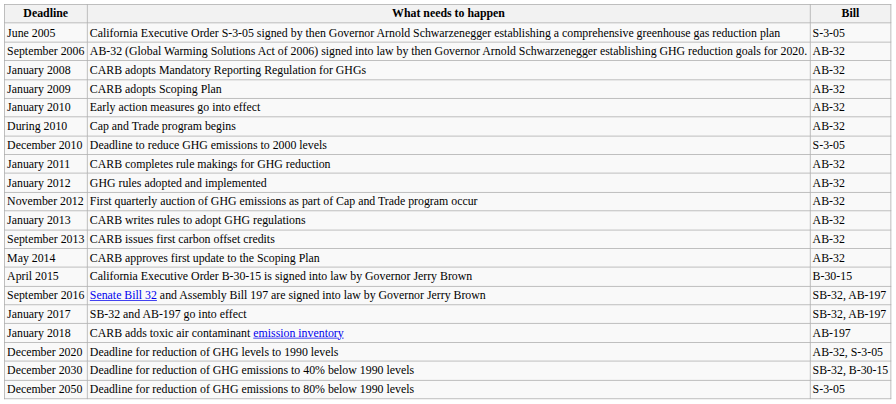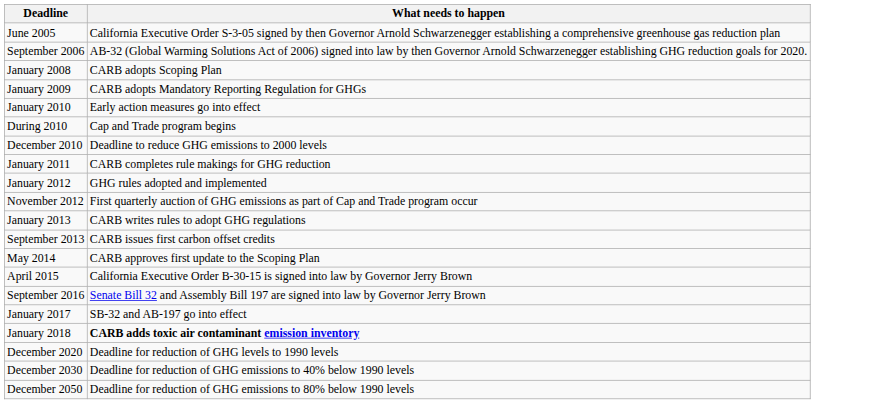- column: (850, 13)
(228, 70) CARB adopts Mandatory Reporting Regulation for GHGs -> (156, 70) CARB adopts Scoping Plan
(156, 88) CARB adopts Scoping Plan -> (228, 88) CARB adopts Mandatory Reporting Regulation for GHGs
(217, 333) normal -> (225, 333) bold
